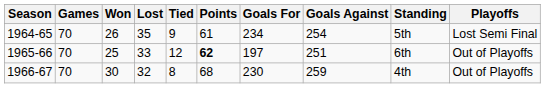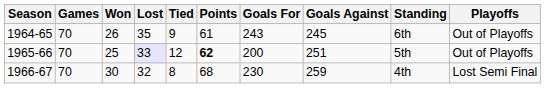(253, 33) 234 -> (253, 33) 243
(316, 33) 254 -> (316, 33) 245
(403, 33) 5th -> (403, 33) 6th
(495, 33) Lost Semi Final -> (493, 33) Out of Playoffs
(144, 53) no background -> (144, 53) lavender background
(253, 53) 197 -> (253, 53) 200
(403, 53) 6th -> (403, 53) 5th
(493, 72) Out of Playoffs -> (495, 72) Lost Semi Final
